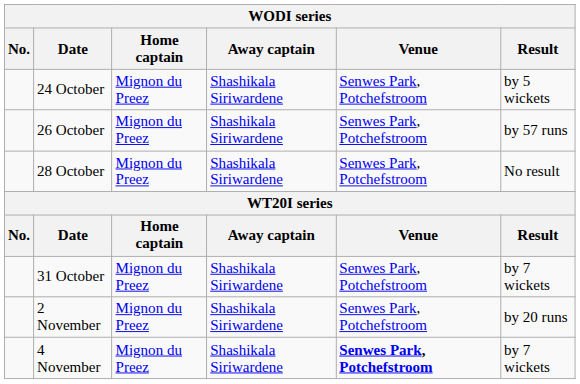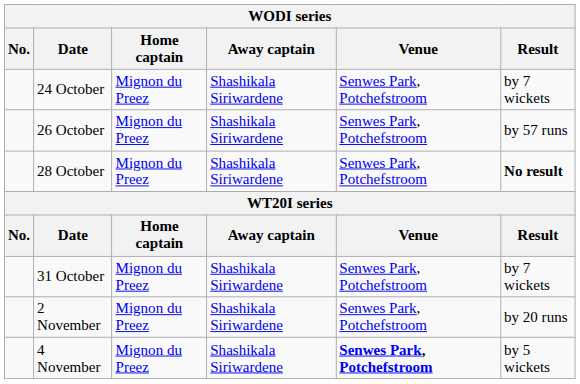(527, 89) by 5 wickets -> (527, 89) by 7 wickets
(532, 171) normal -> (533, 171) bold
(527, 357) by 7 wickets -> (527, 357) by 5 wickets
